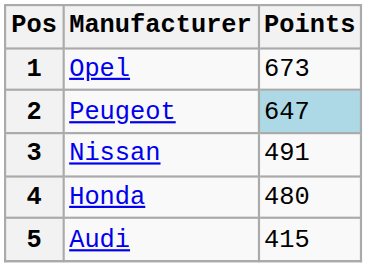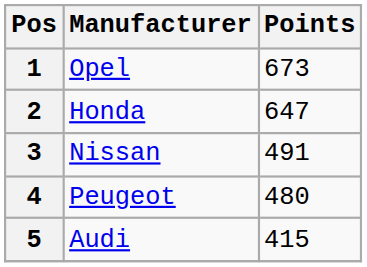(122, 111) Peugeot -> (107, 111) Honda
(287, 111) lightblue background -> (287, 111) no background
(107, 197) Honda -> (122, 197) Peugeot
